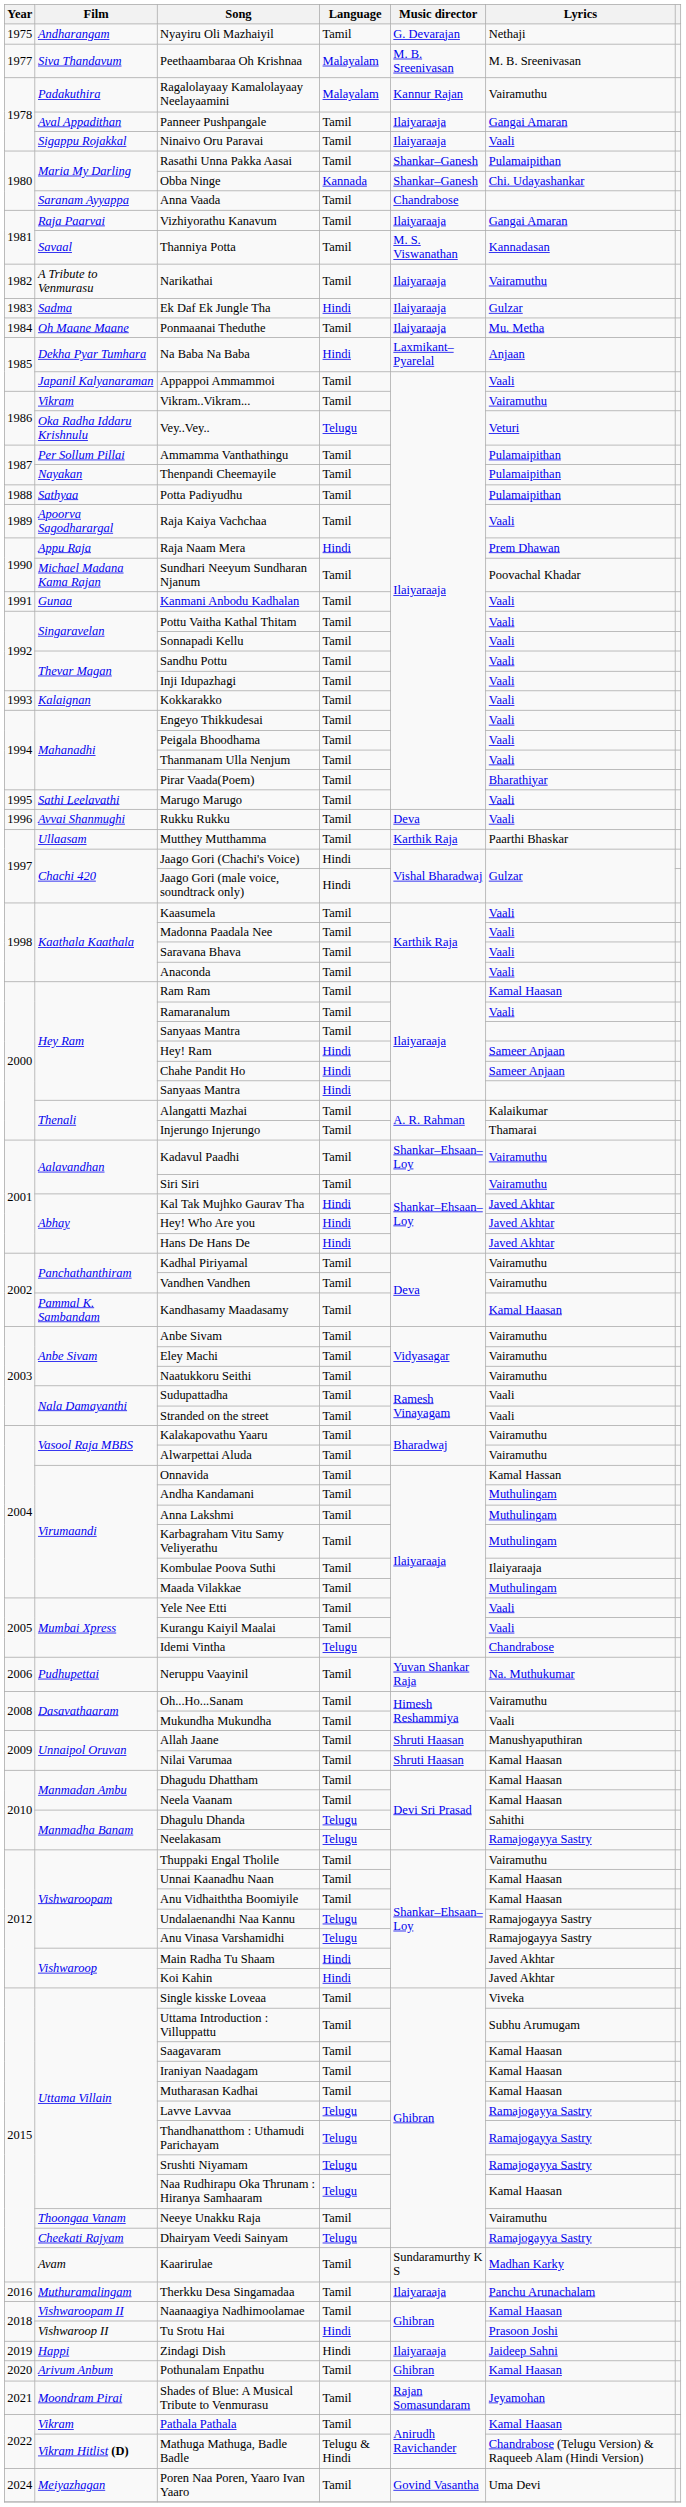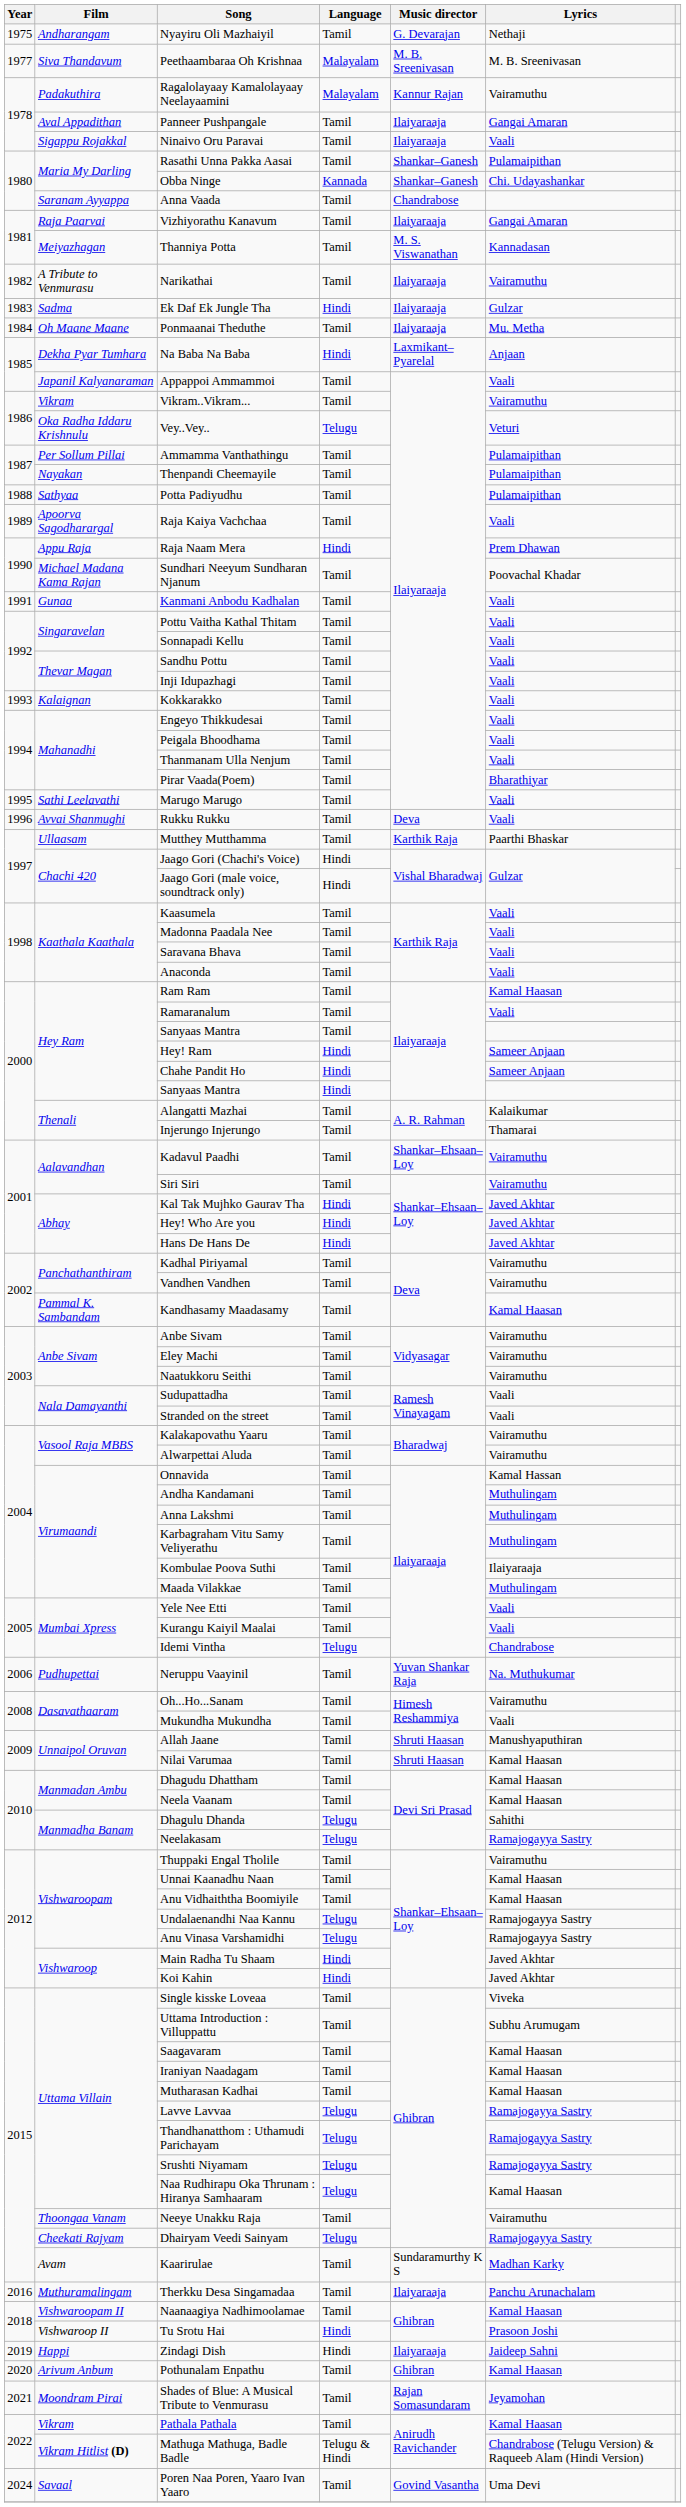(55, 247) Savaal -> (72, 247) Meiyazhagan
(72, 2485) Meiyazhagan -> (55, 2485) Savaal
